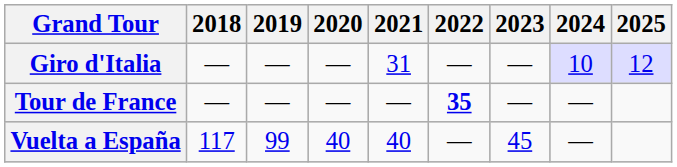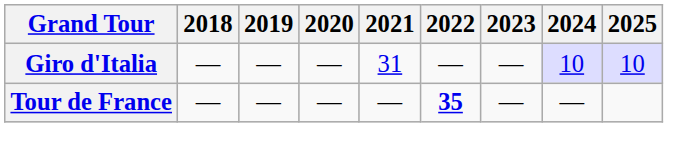(641, 63) 12 -> (632, 63) 10
- row: (96, 141)
